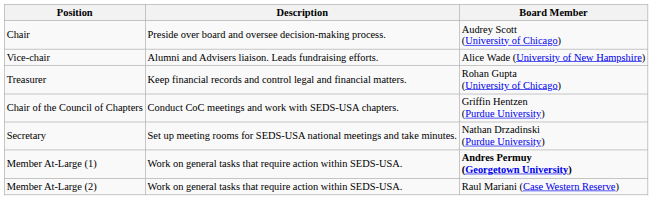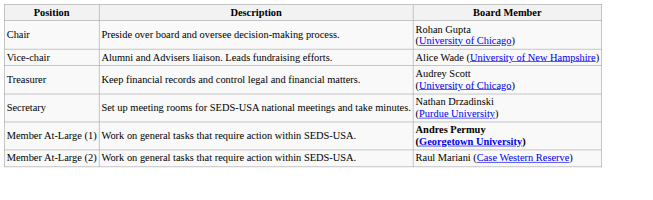(511, 35) Audrey Scott (University of Chicago) -> (465, 35) Rohan Gupta (University of Chicago)
(511, 79) Rohan Gupta (University of Chicago) -> (465, 79) Audrey Scott (University of Chicago)
- row: (75, 107)
